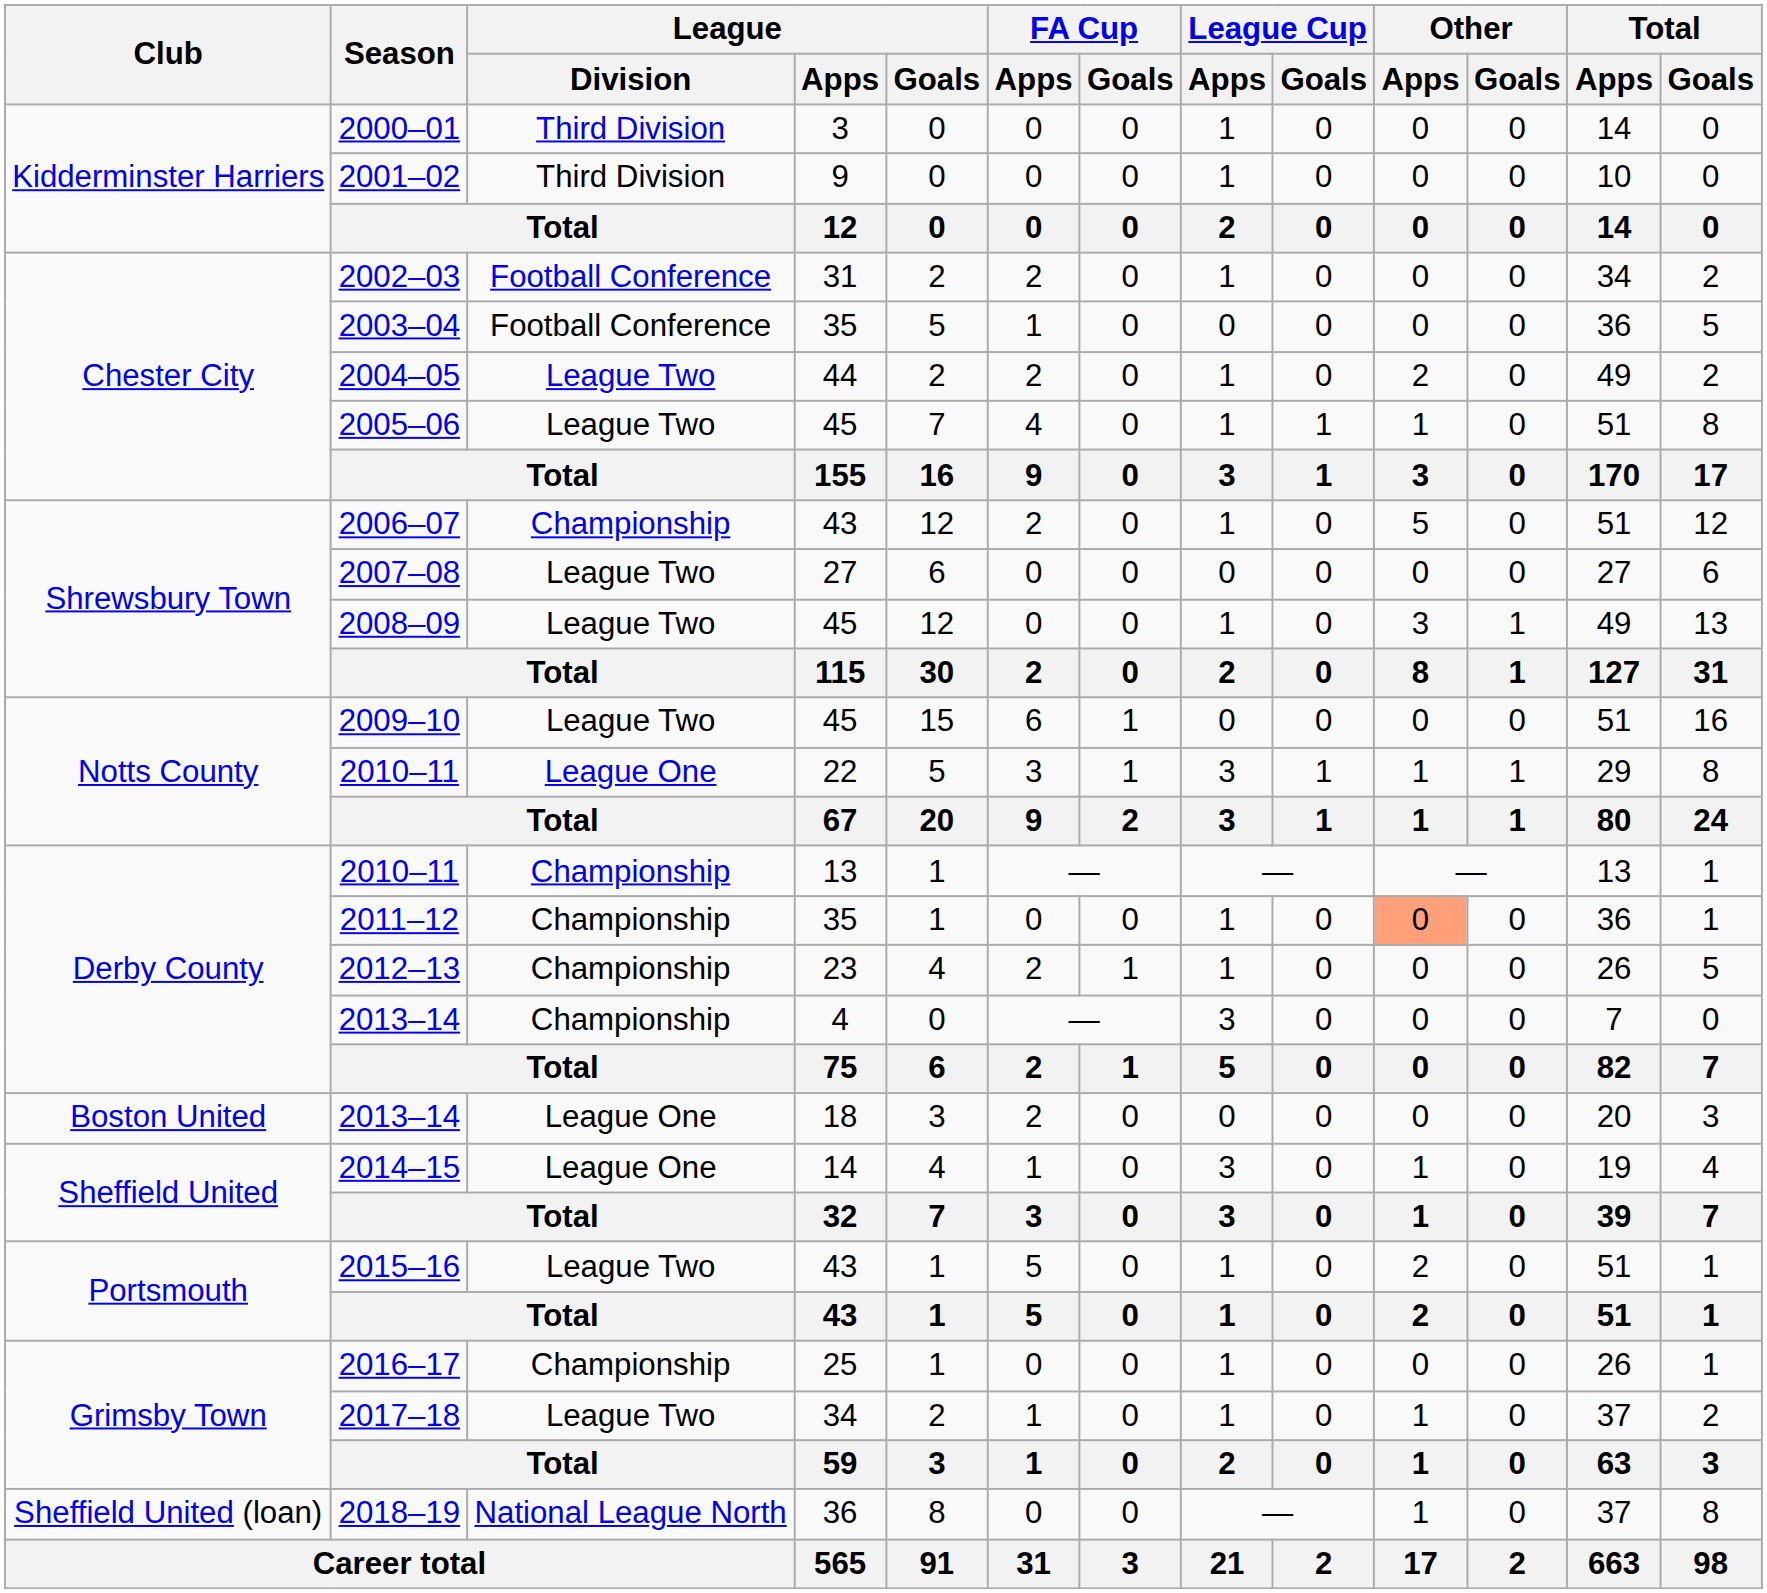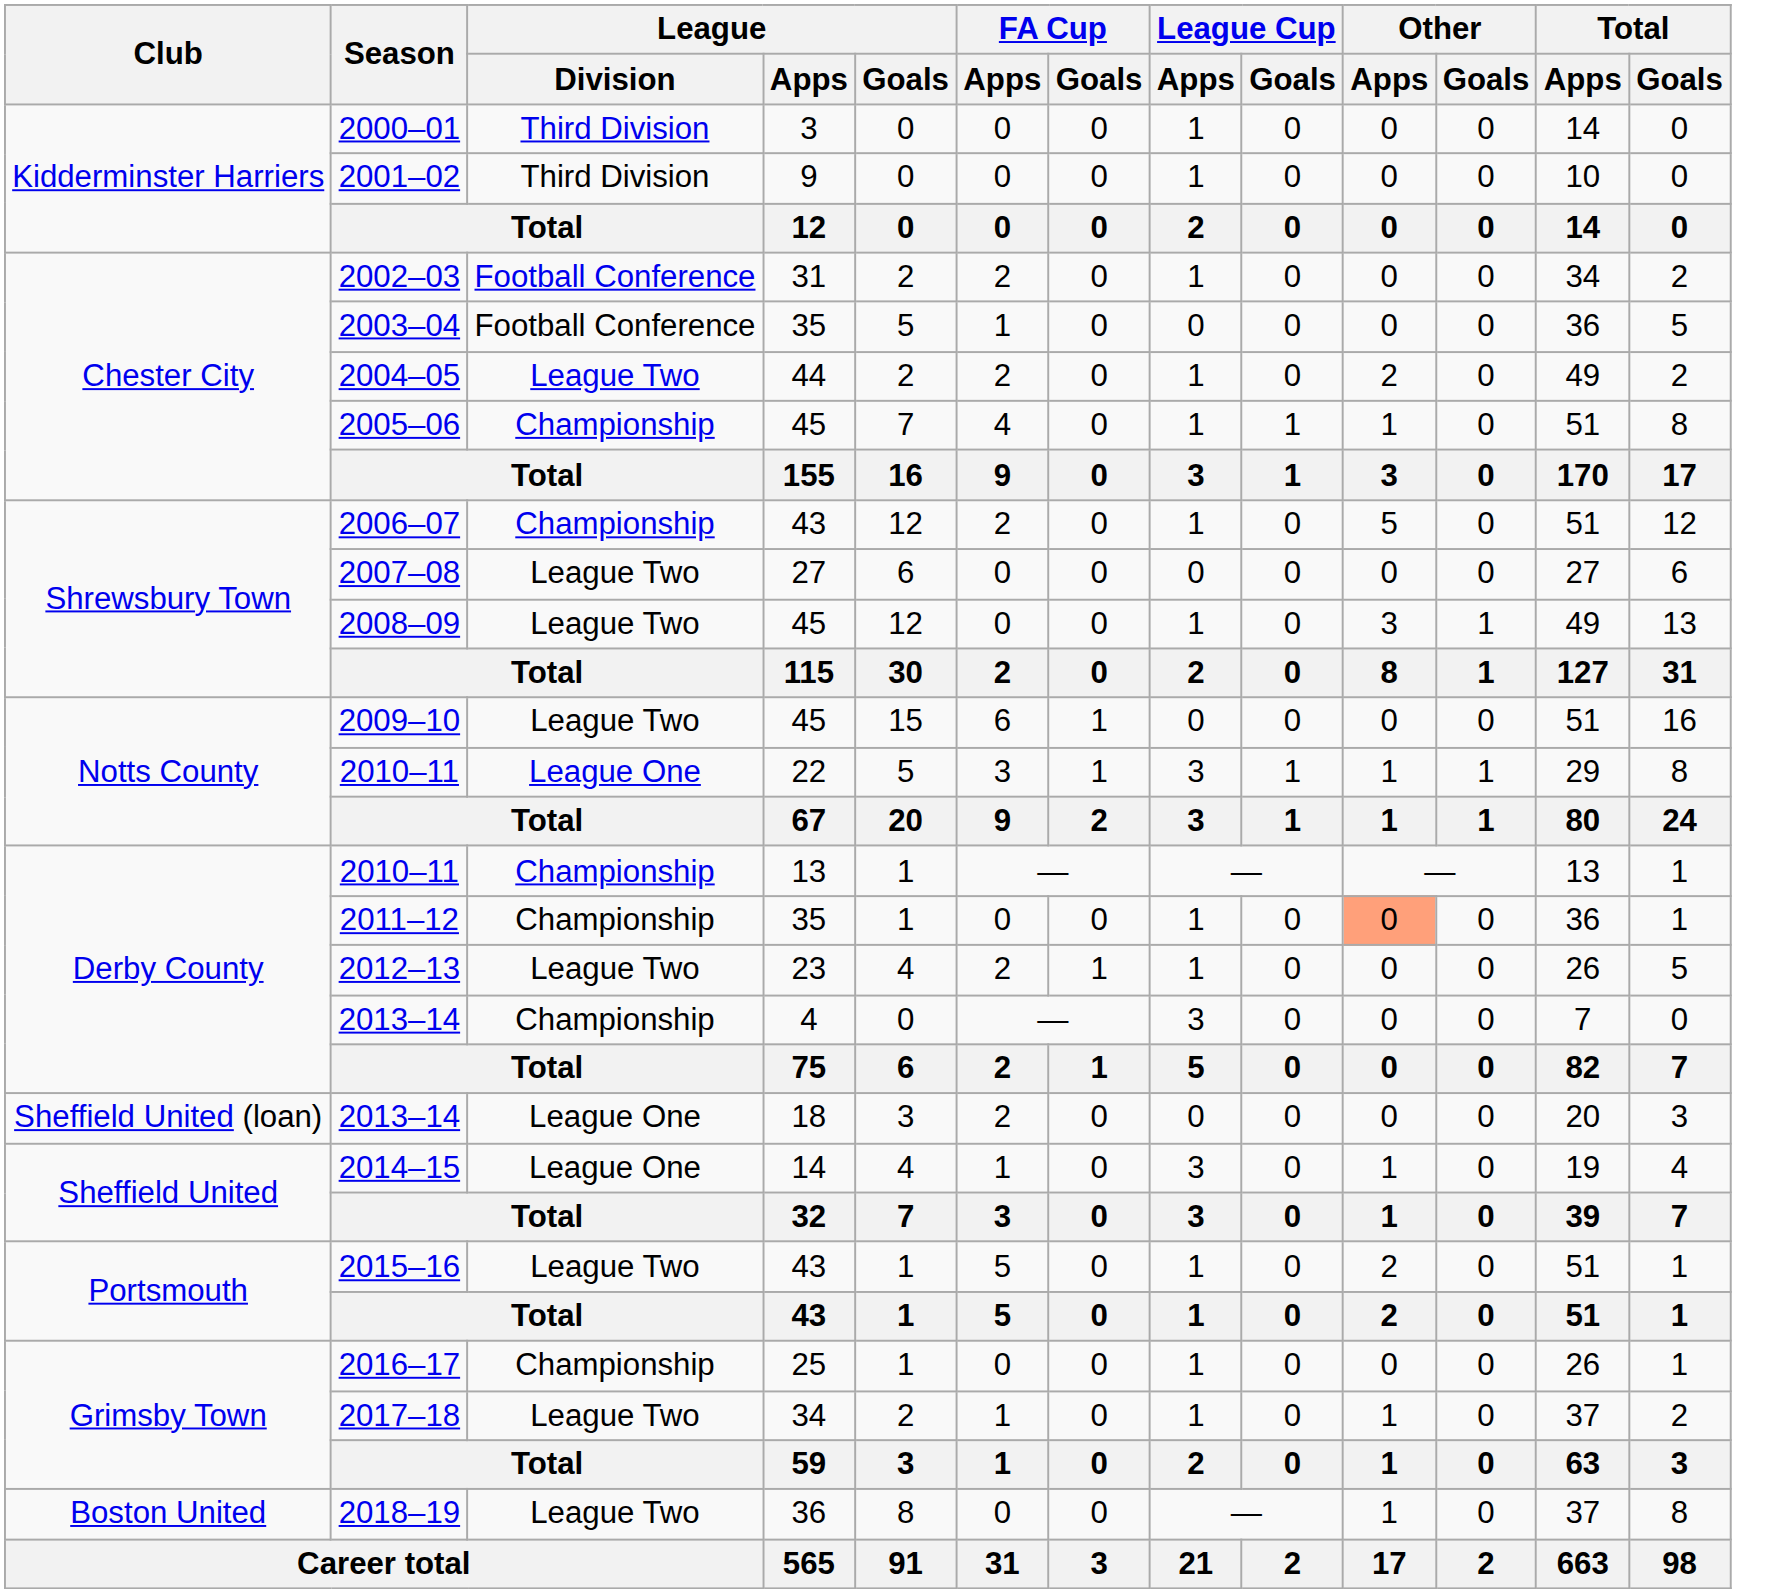(631, 425) League Two -> (615, 425) Championship
(631, 969) Championship -> (615, 969) League Two
(168, 1117) Boston United -> (168, 1117) Sheffield United (loan)
(168, 1513) Sheffield United (loan) -> (168, 1513) Boston United
(631, 1513) National League North -> (615, 1513) League Two
